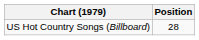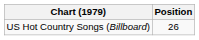(173, 27) 28 -> (173, 27) 26
